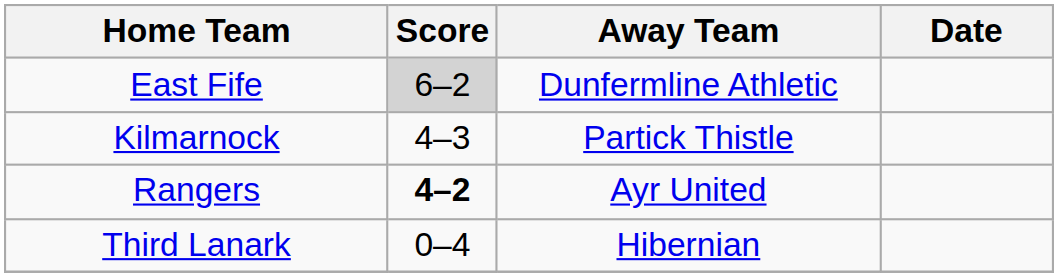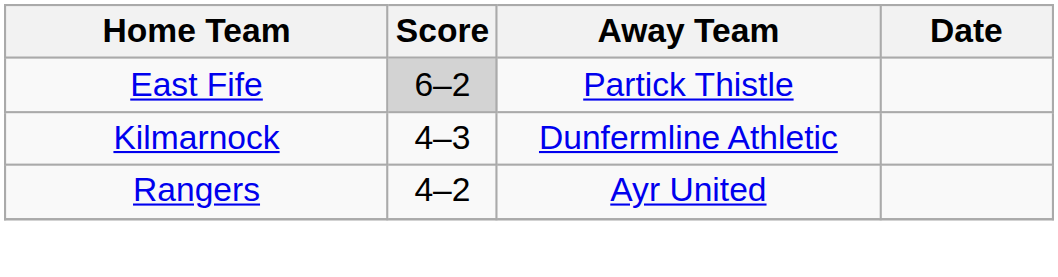(688, 84) Dunfermline Athletic -> (688, 84) Partick Thistle
(688, 137) Partick Thistle -> (688, 137) Dunfermline Athletic
(442, 191) bold -> (442, 191) normal
- row: (197, 244)
